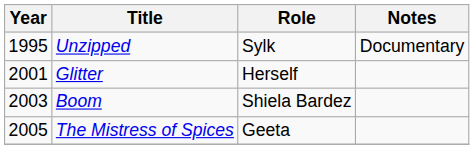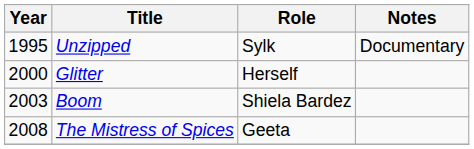(28, 74) 2001 -> (28, 74) 2000
(28, 130) 2005 -> (28, 130) 2008
